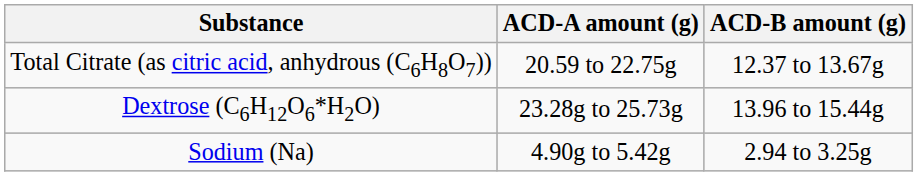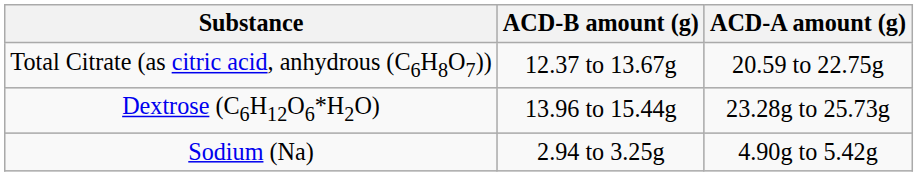columns swapped: (601, 23) <-> (808, 23)
